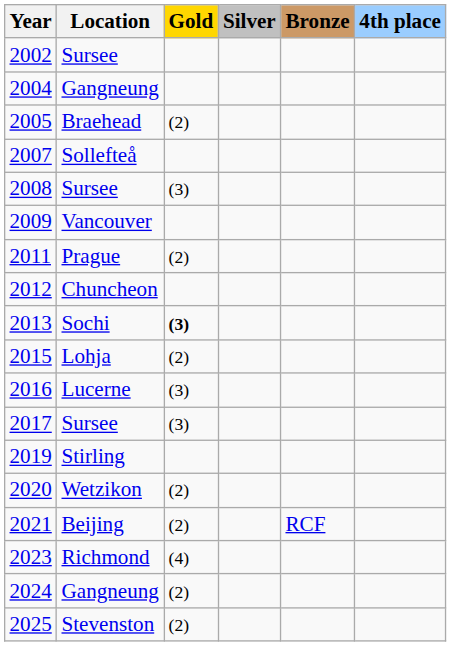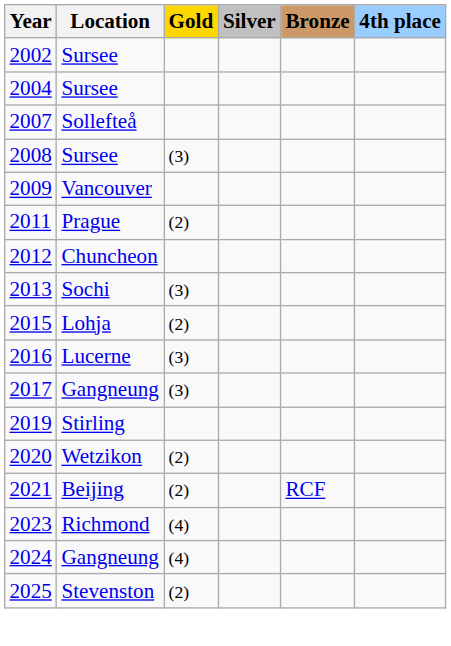(110, 88) Gangneung -> (90, 88) Sursee
- row: (31, 121)
(179, 322) bold -> (179, 290) normal
(90, 423) Sursee -> (110, 389) Gangneung
(179, 591) (2) -> (179, 558) (4)
